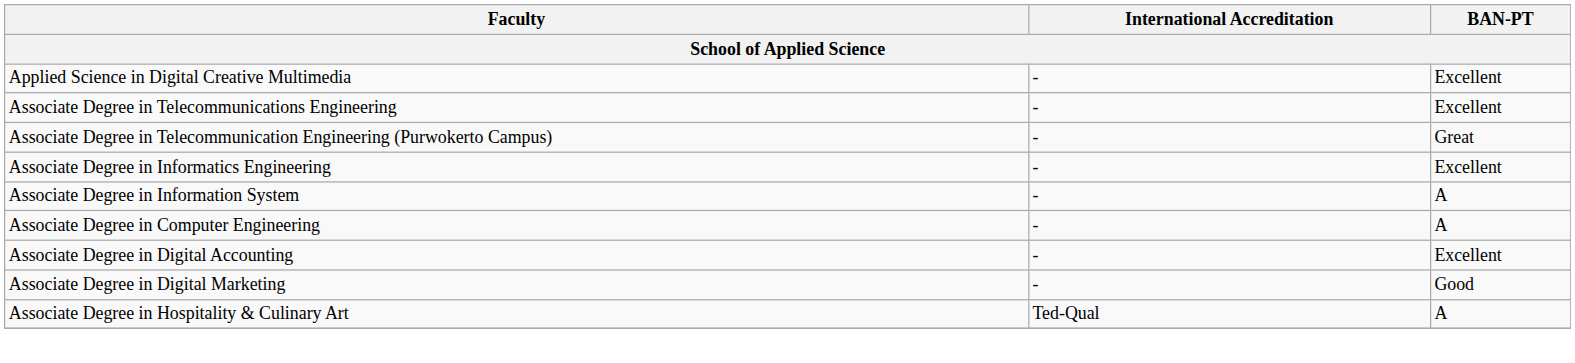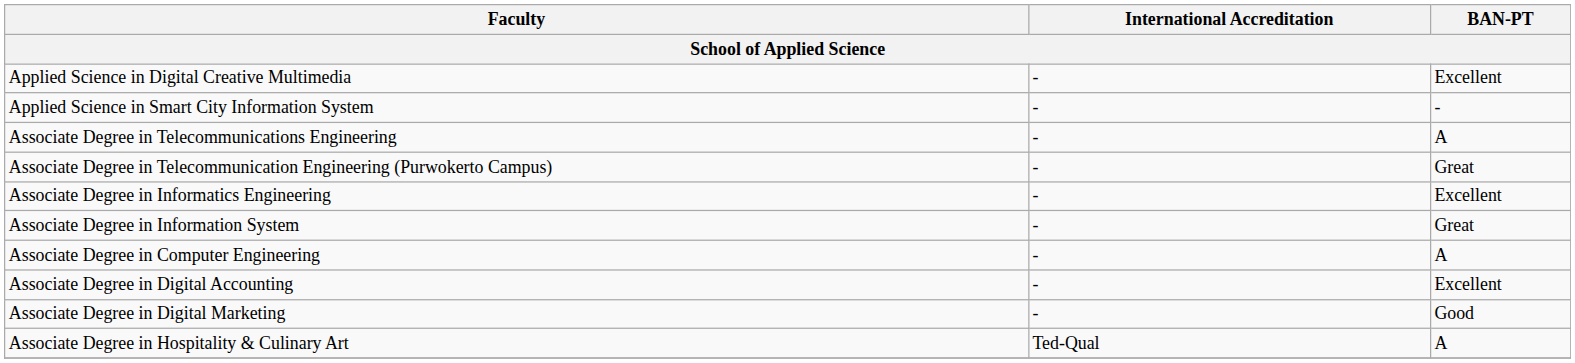+ row: (191, 107)
(1468, 107) Excellent -> (1441, 137) A
(1441, 196) A -> (1454, 225) Great
